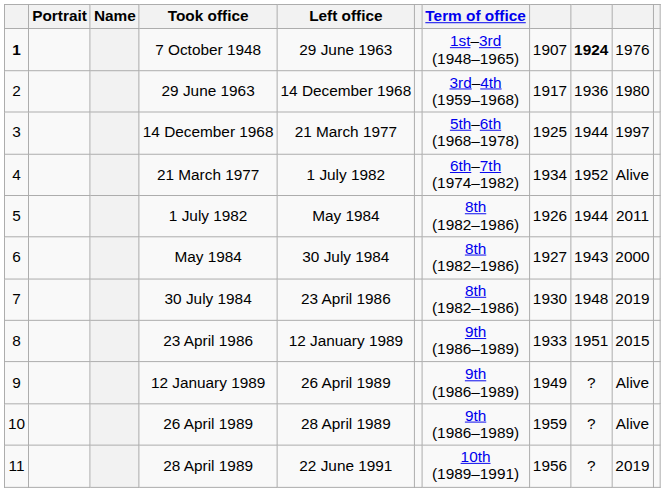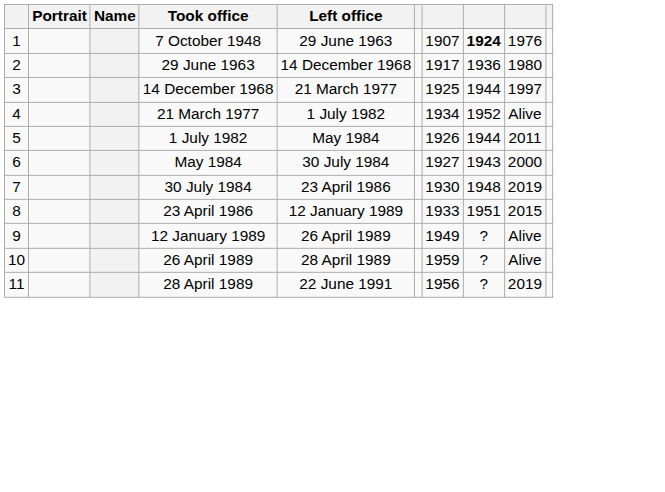- column: (476, 16)
(17, 49) bold -> (17, 41) normal
